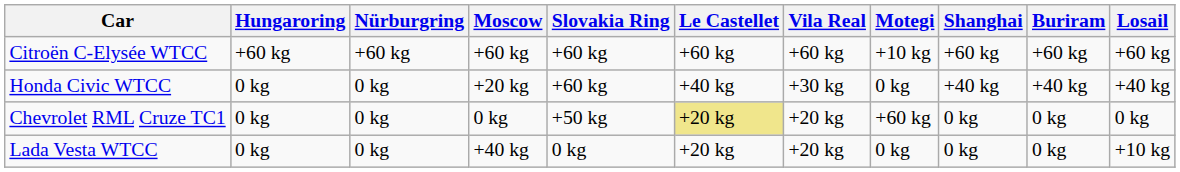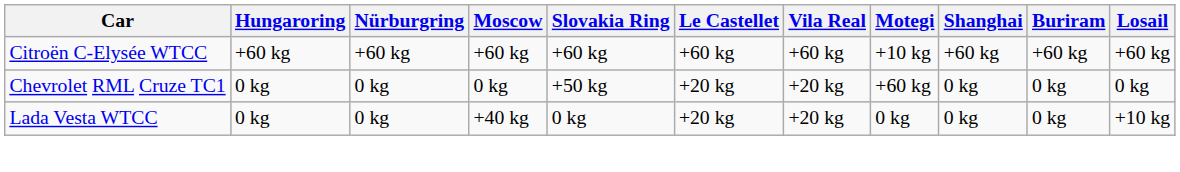- row: (90, 85)
(707, 117) khaki background -> (707, 85) no background
